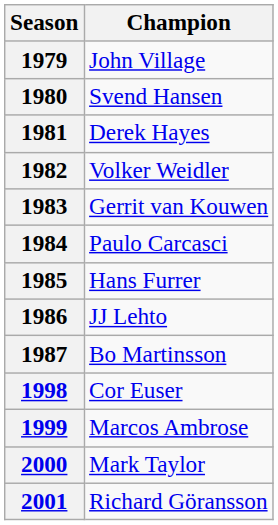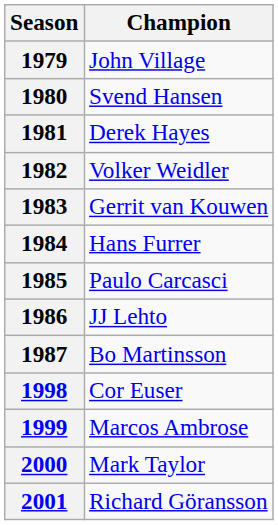(158, 243) Paulo Carcasci -> (145, 243) Hans Furrer
(145, 280) Hans Furrer -> (158, 280) Paulo Carcasci
